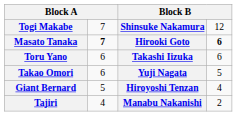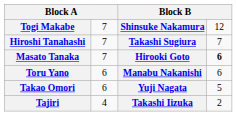+ row: (47, 42)
(103, 42) bold -> (104, 57) normal
(162, 57) Takashi Iizuka -> (162, 73) Manabu Nakanishi
- row: (46, 88)
(162, 103) Manabu Nakanishi -> (162, 103) Takashi Iizuka
